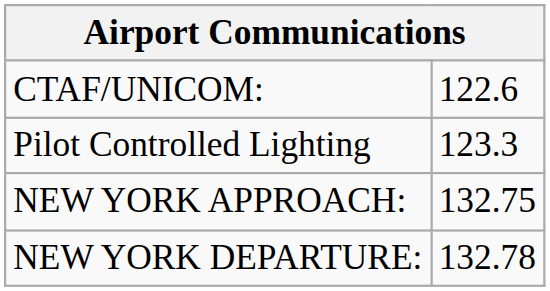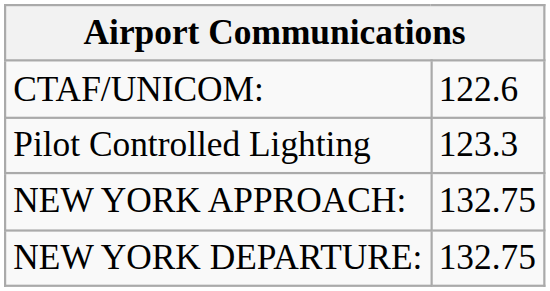(487, 256) 132.78 -> (487, 256) 132.75
